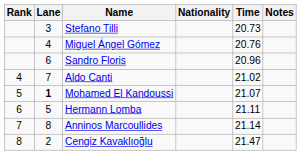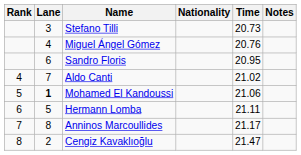(248, 61) 20.96 -> (248, 61) 20.95
(248, 93) 21.07 -> (248, 93) 21.06
(248, 126) 21.14 -> (248, 126) 21.17
